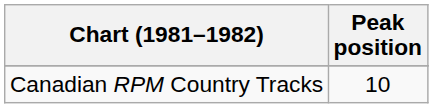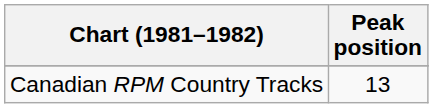(378, 84) 10 -> (378, 84) 13
